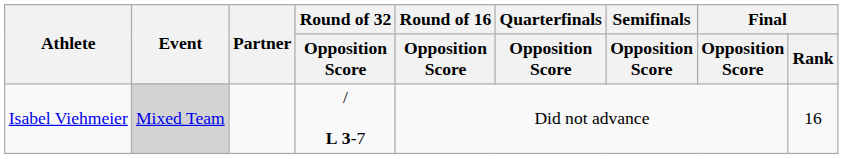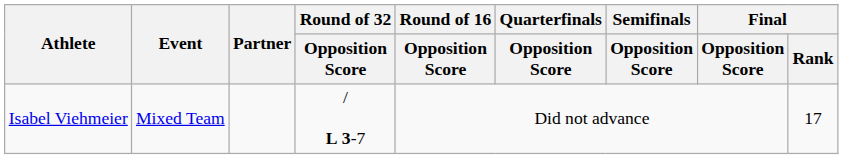(180, 118) lightgrey background -> (180, 118) no background
(813, 118) 16 -> (813, 118) 17
